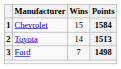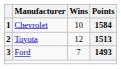(79, 24) 15 -> (79, 24) 10
(79, 38) 14 -> (79, 38) 12
(103, 52) 1498 -> (103, 52) 1493
